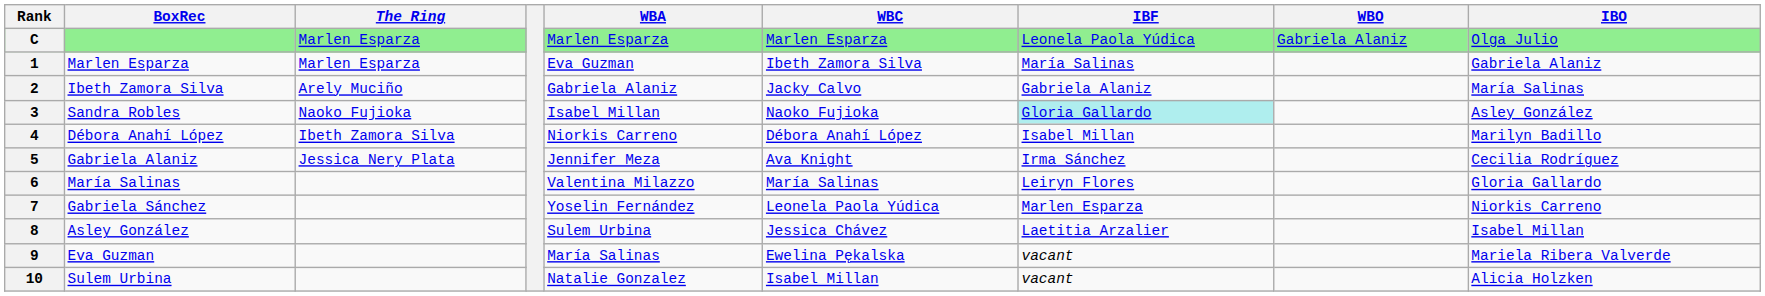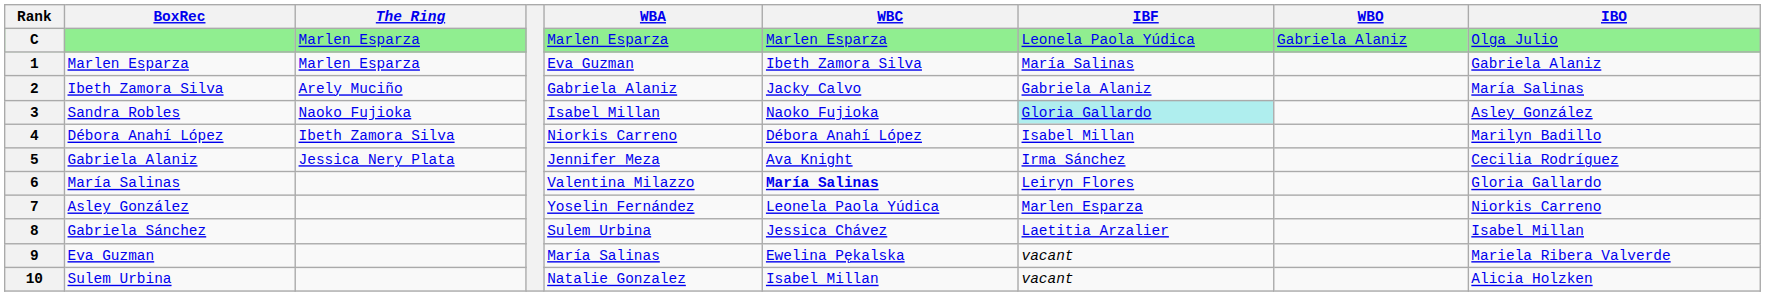(822, 184) normal -> (822, 184) bold
(137, 208) Gabriela Sánchez -> (128, 208) Asley González
(128, 232) Asley González -> (137, 232) Gabriela Sánchez
